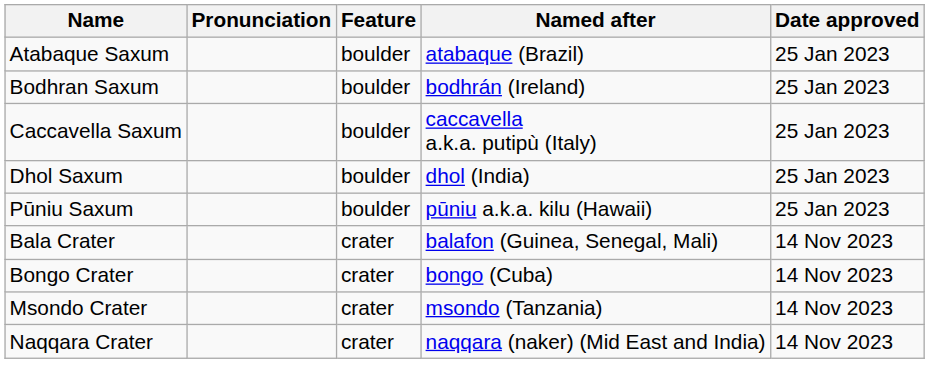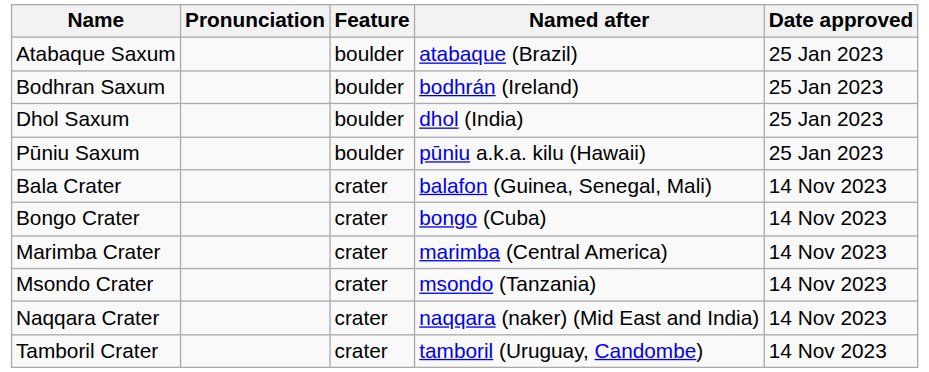- row: (96, 131)
+ row: (88, 251)
+ row: (87, 350)
